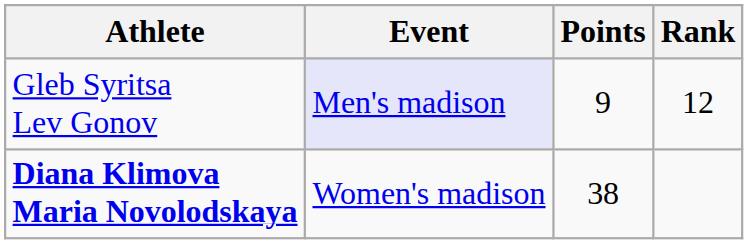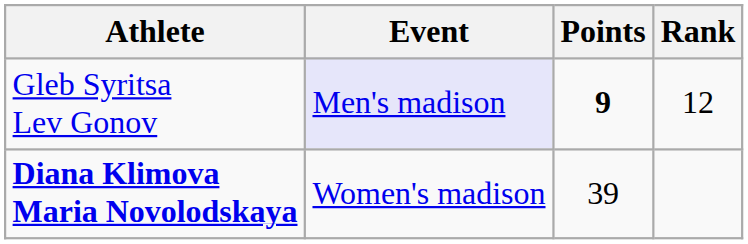(603, 102) normal -> (603, 102) bold
(603, 193) 38 -> (603, 193) 39
